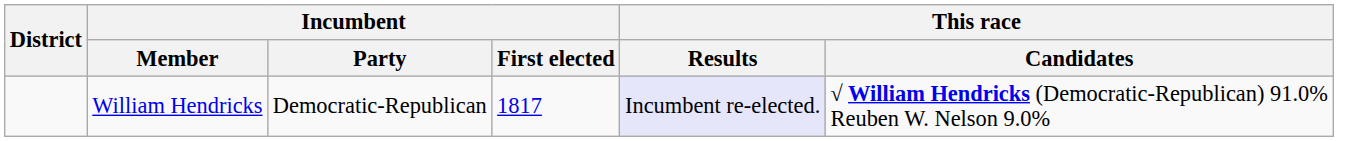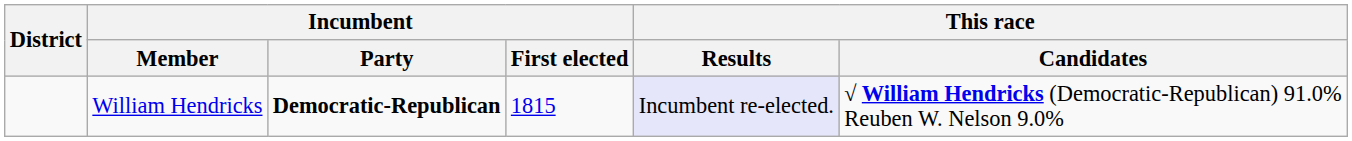(380, 105) normal -> (387, 105) bold
(520, 105) 1817 -> (533, 105) 1815
